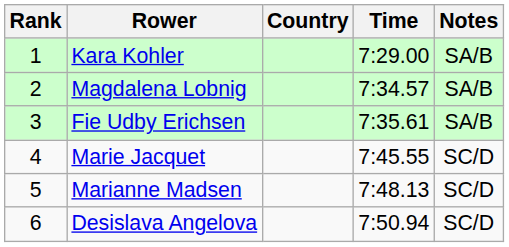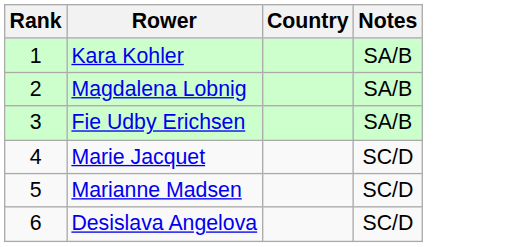- column: (394, 21)
